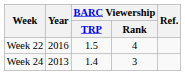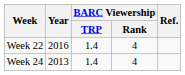(91, 45) 1.5 -> (91, 45) 1.4
(135, 62) 3 -> (135, 62) 4
